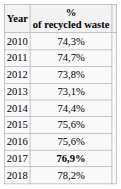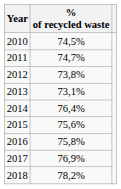(71, 41) 74,3% -> (71, 41) 74,5%
(71, 108) 74,4% -> (71, 108) 76,4%
(71, 141) 75,6% -> (71, 141) 75,8%
(71, 158) bold -> (71, 158) normal
